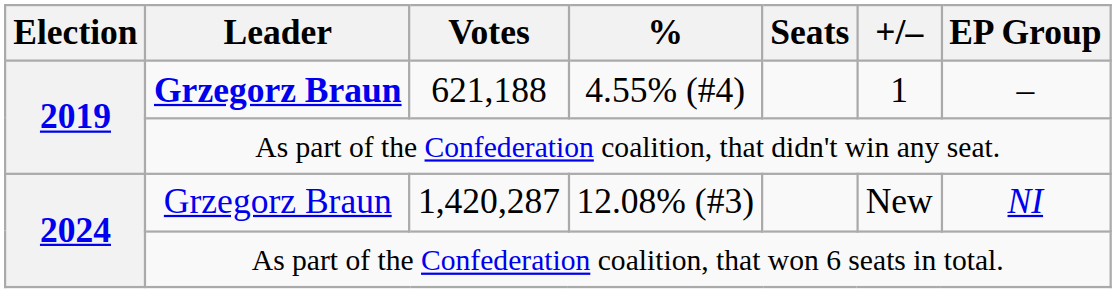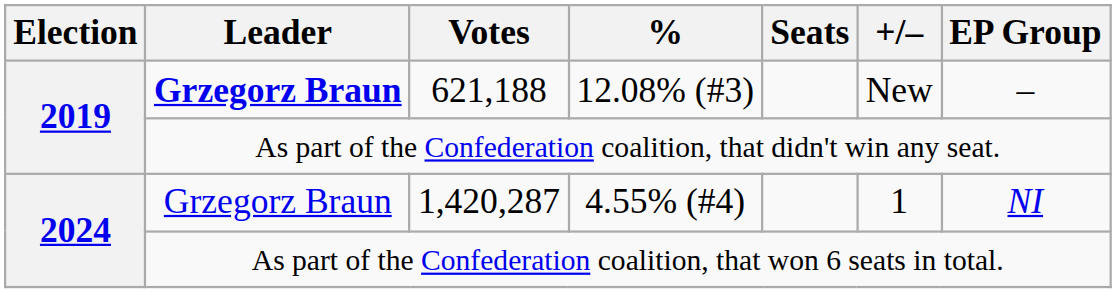(665, 88) 4.55% (#4) -> (665, 88) 12.08% (#3)
(899, 88) 1 -> (899, 88) New
(665, 201) 12.08% (#3) -> (665, 201) 4.55% (#4)
(899, 201) New -> (899, 201) 1
